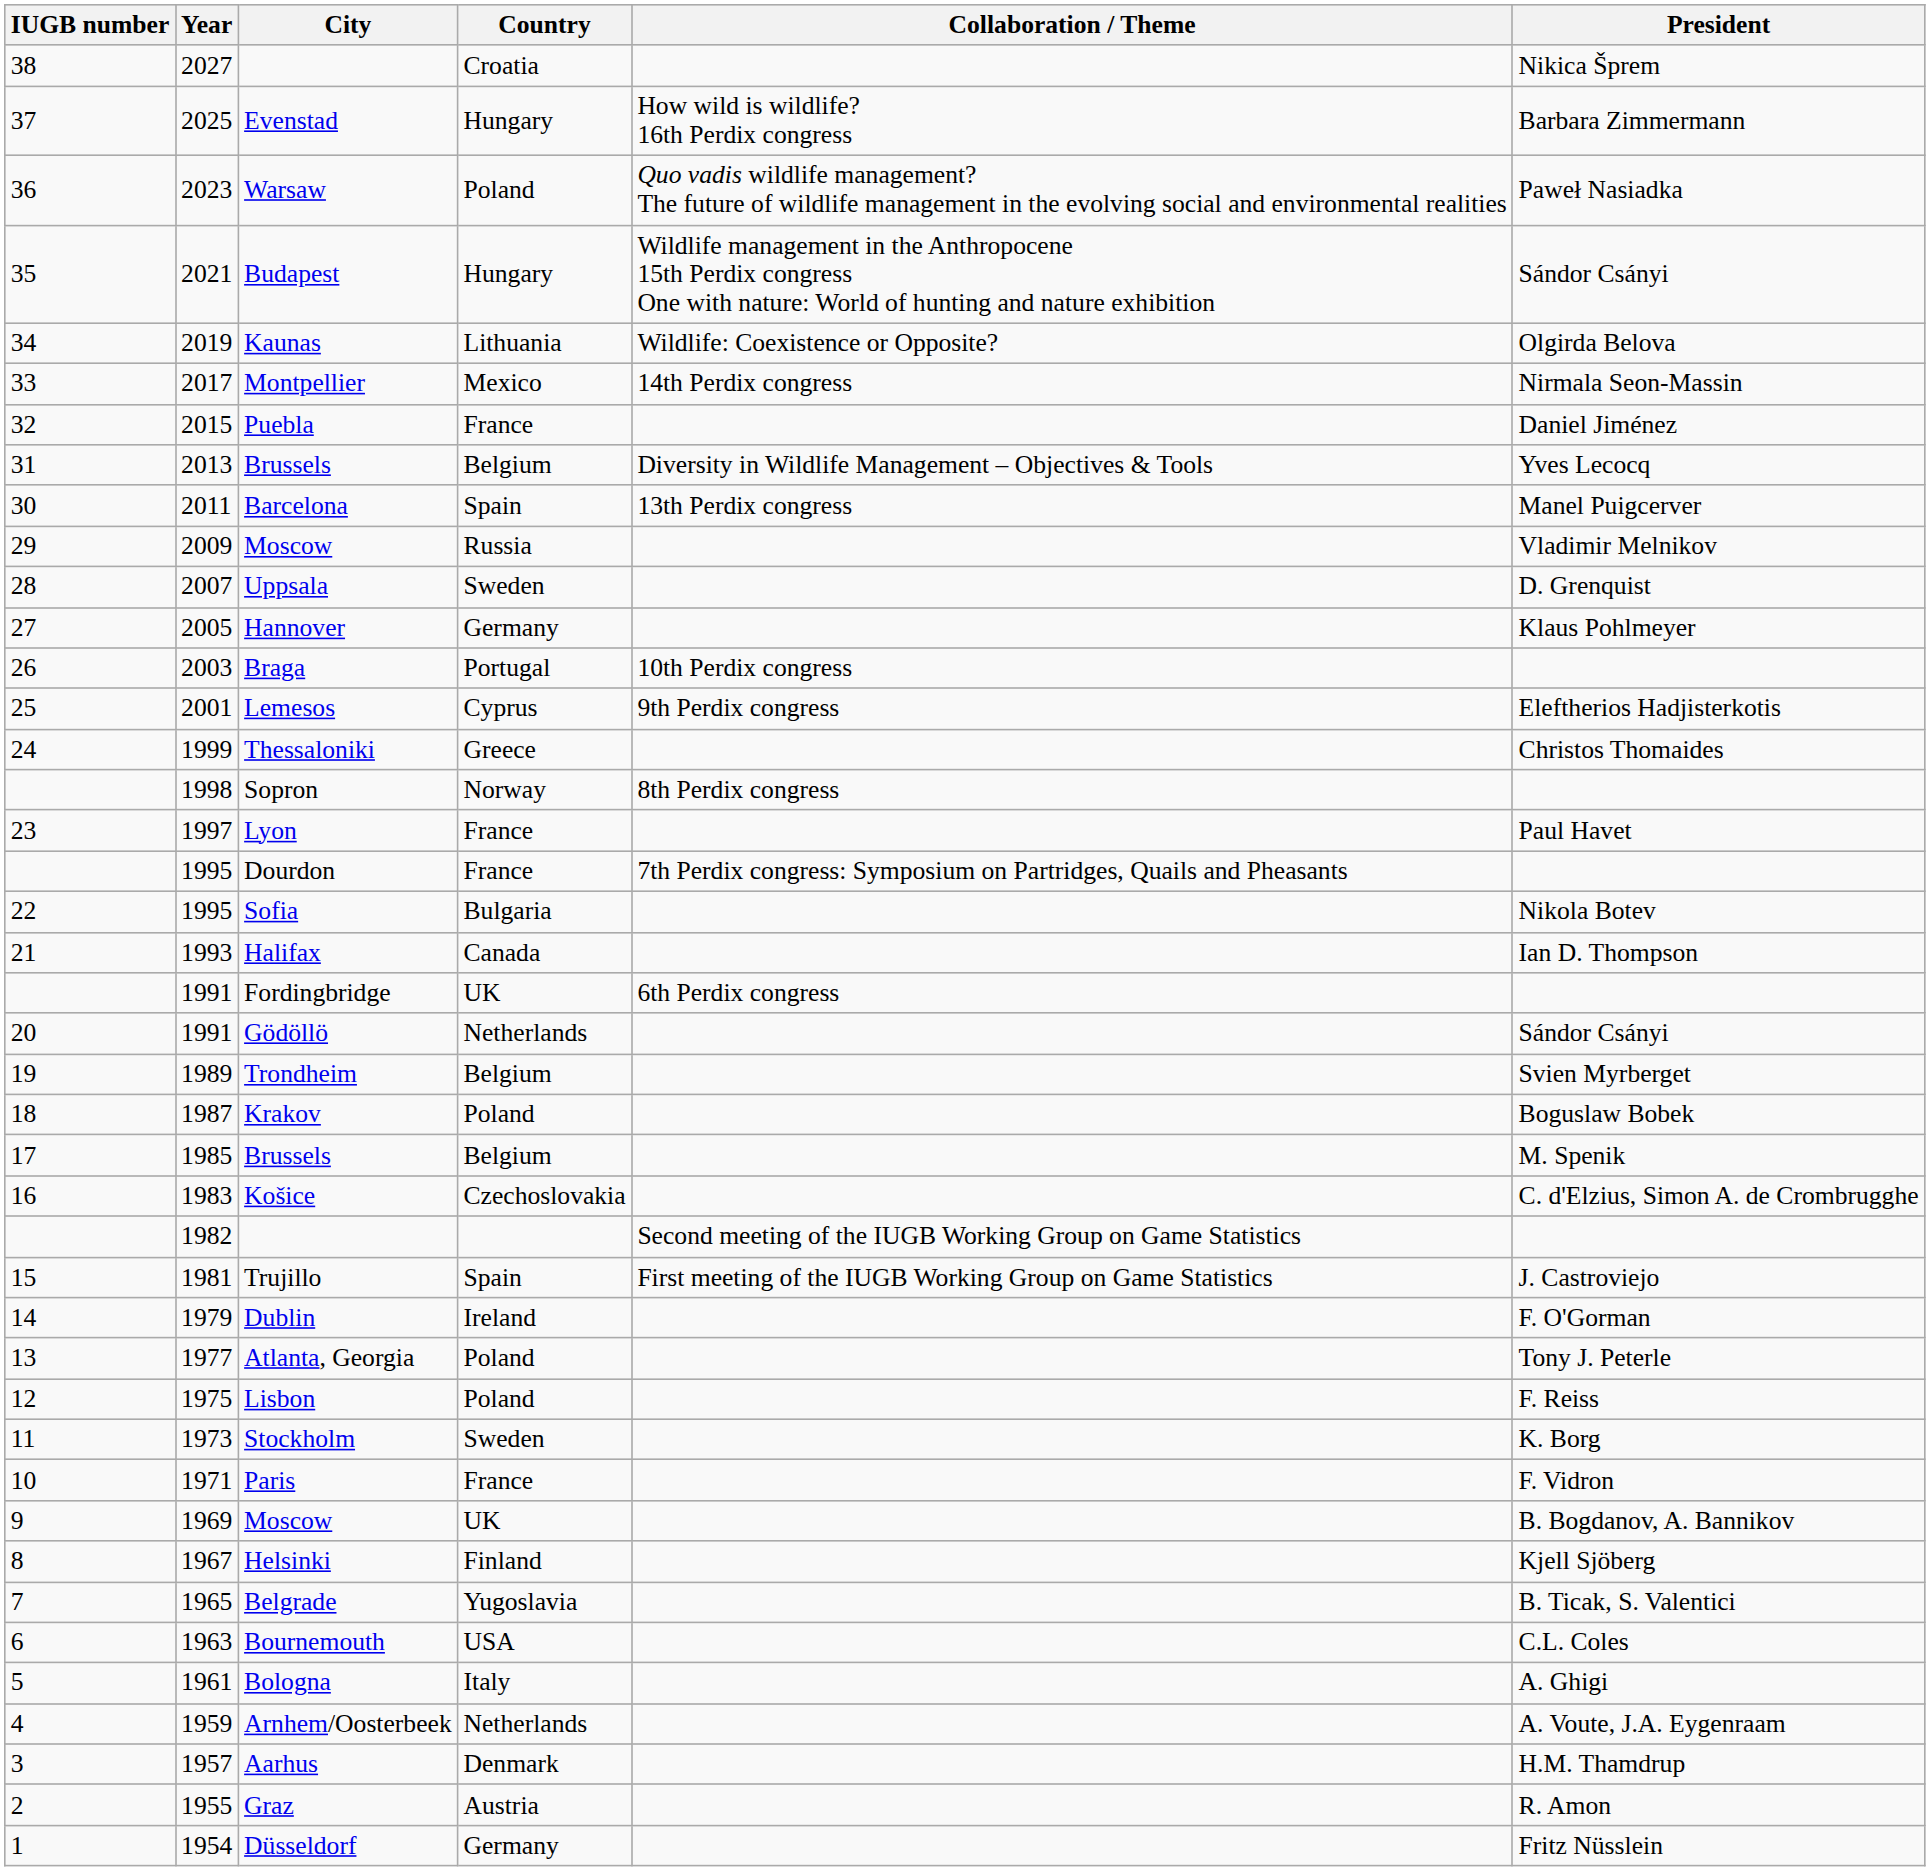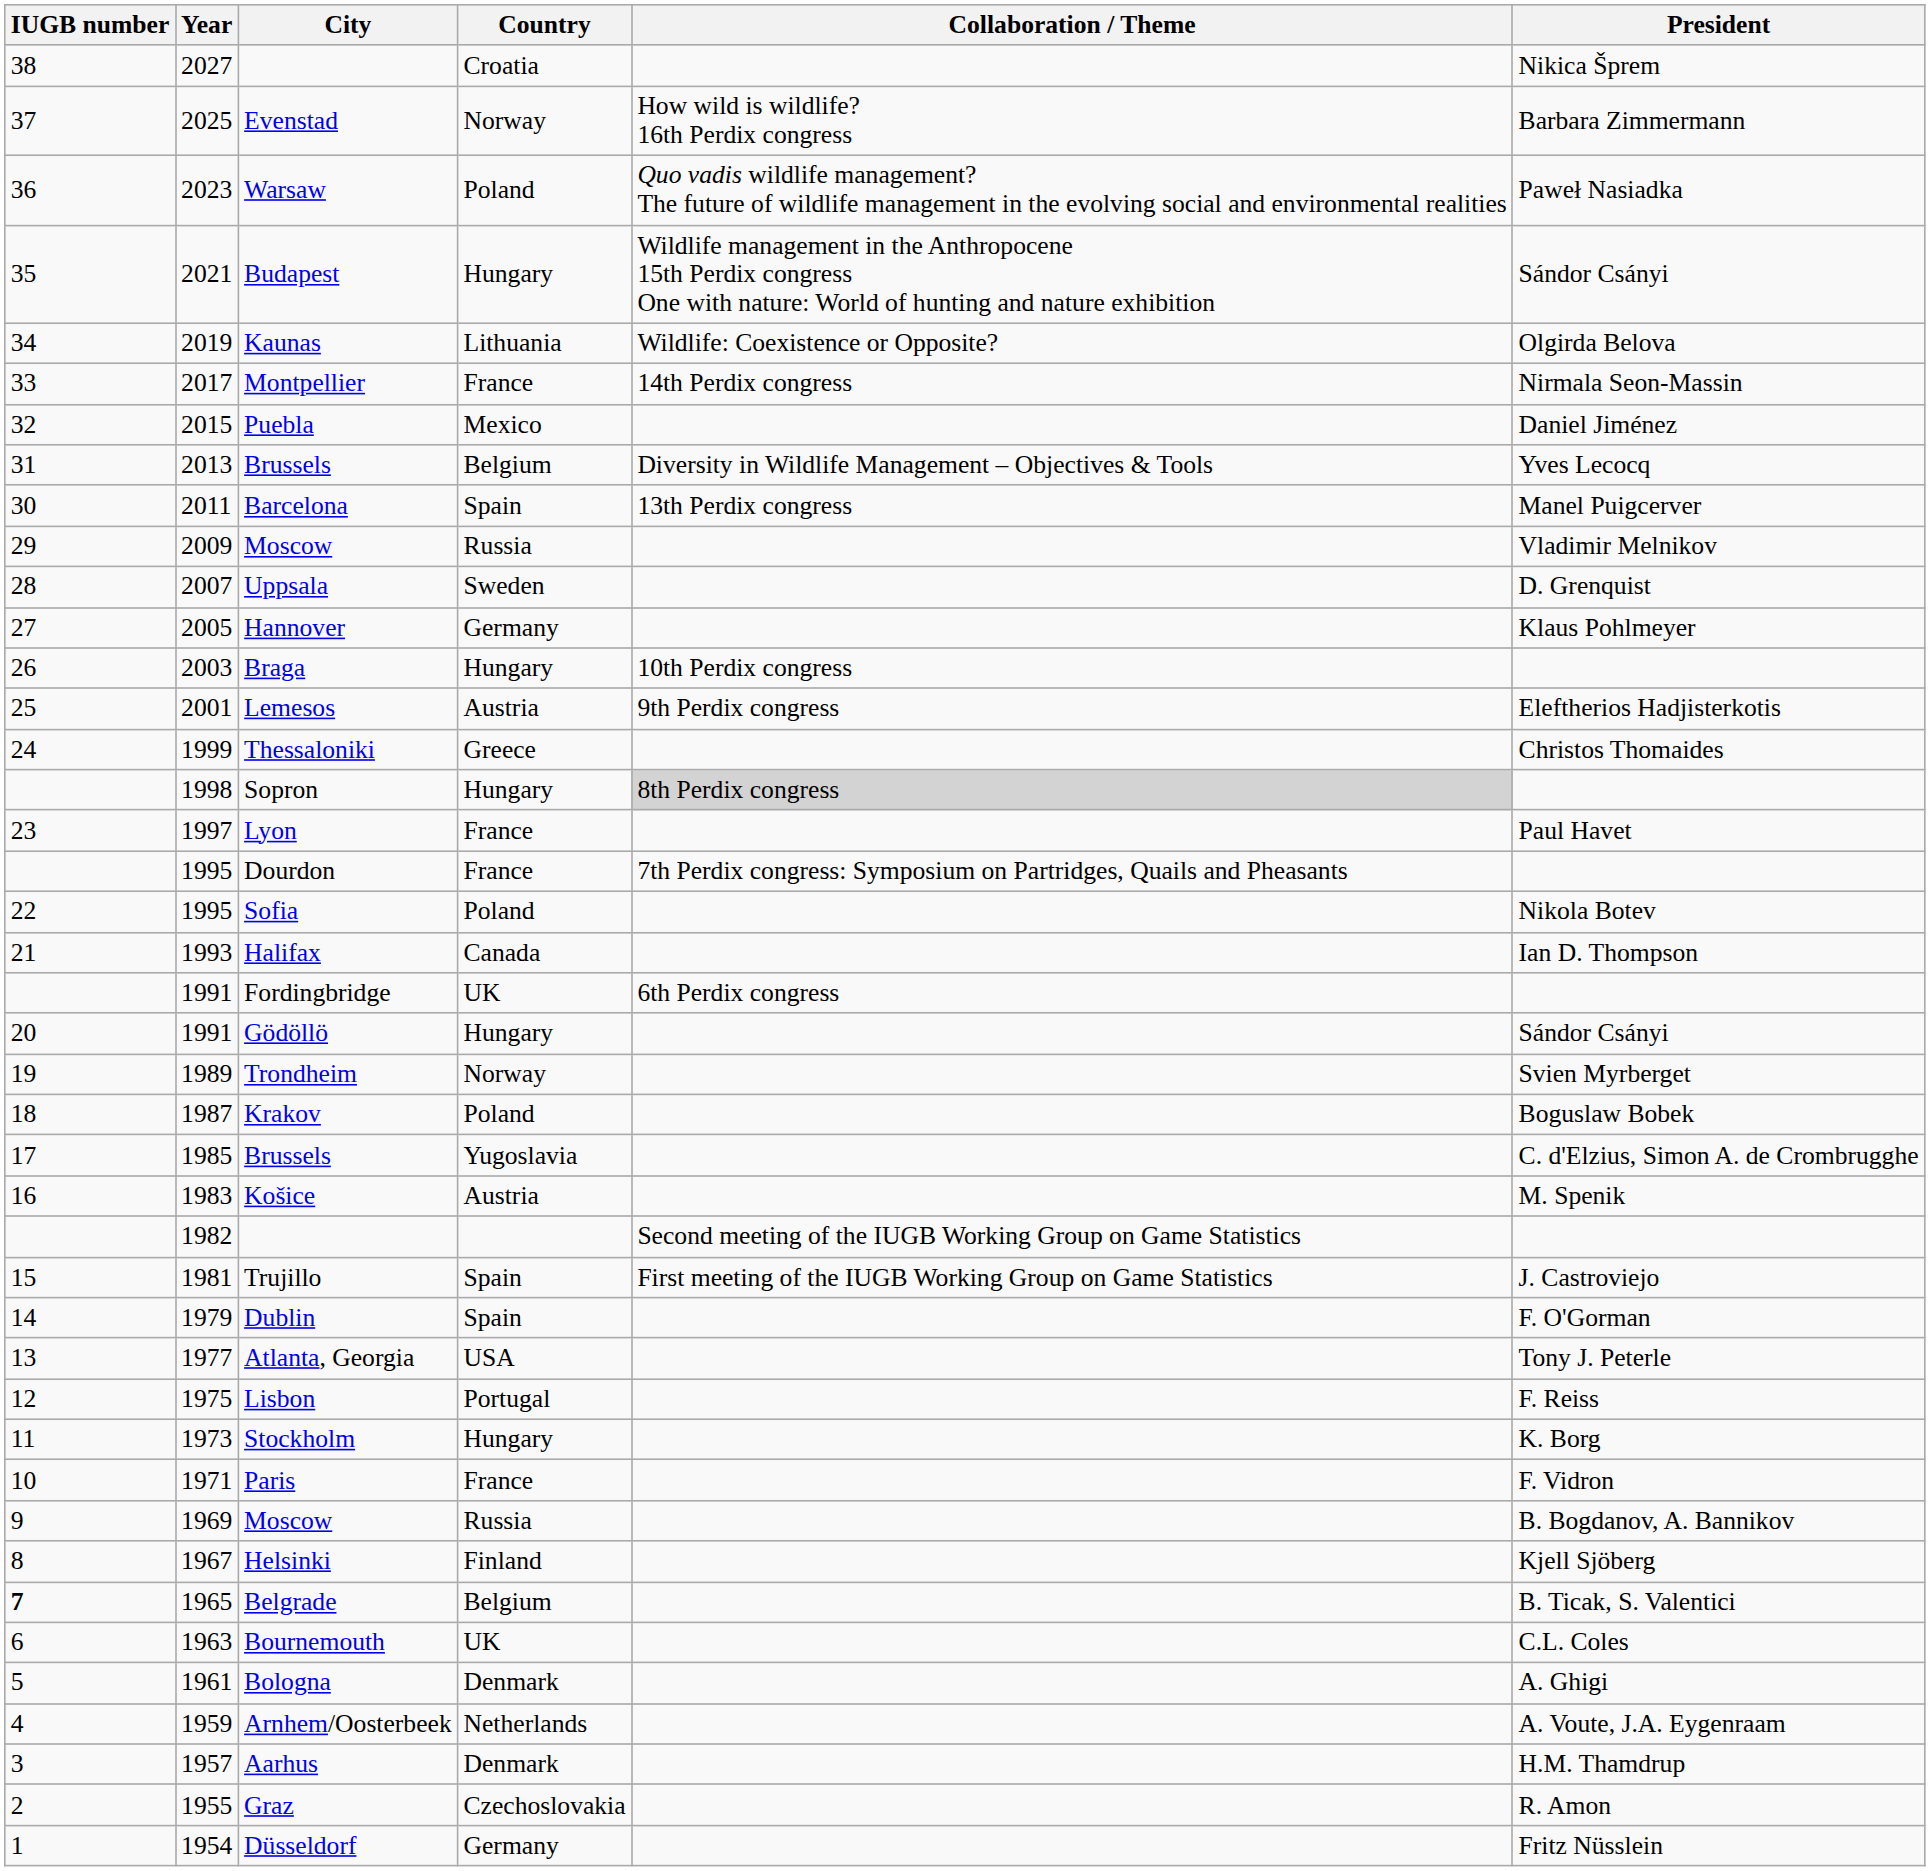(508, 120) Hungary -> (505, 120) Norway
(503, 383) Mexico -> (498, 383) France
(498, 424) France -> (503, 424) Mexico
(507, 667) Portugal -> (508, 667) Hungary
(500, 708) Cyprus -> (501, 708) Austria
(505, 789) Norway -> (508, 789) Hungary
(738, 789) no background -> (738, 789) lightgrey background
(508, 911) Bulgaria -> (499, 911) Poland
(525, 1033) Netherlands -> (508, 1033) Hungary
(508, 1073) Belgium -> (505, 1073) Norway
(508, 1154) Belgium -> (520, 1154) Yugoslavia
(1572, 1154) M. Spenik -> (1719, 1154) C. d'Elzius, Simon A. de Crombrugghe
(545, 1195) Czechoslovakia -> (501, 1195) Austria
(1719, 1195) C. d'Elzius, Simon A. de Crombrugghe -> (1572, 1195) M. Spenik
(500, 1317) Ireland -> (493, 1317) Spain
(499, 1358) Poland -> (489, 1358) USA
(499, 1398) Poland -> (507, 1398) Portugal
(504, 1439) Sweden -> (508, 1439) Hungary
(482, 1520) UK -> (498, 1520) Russia
(17, 1601) normal -> (17, 1601) bold
(520, 1601) Yugoslavia -> (508, 1601) Belgium
(489, 1642) USA -> (482, 1642) UK
(487, 1682) Italy -> (511, 1682) Denmark
(501, 1804) Austria -> (545, 1804) Czechoslovakia
